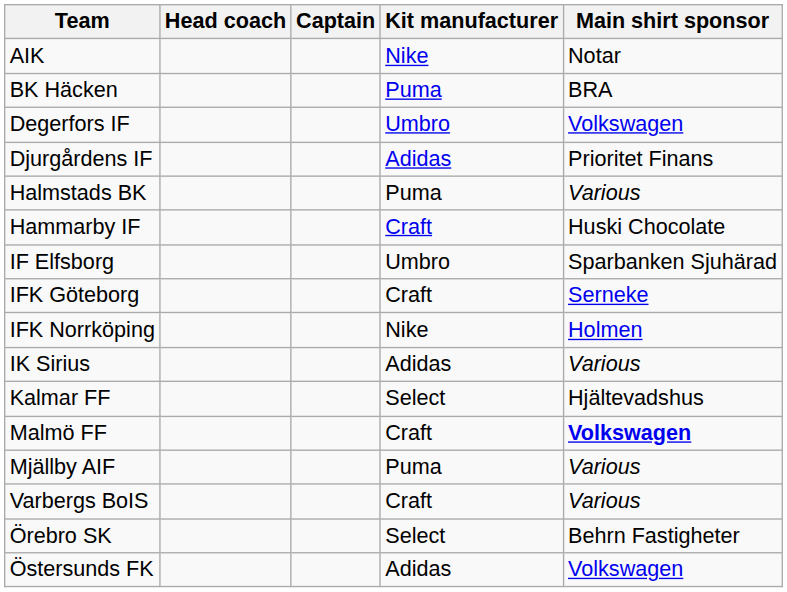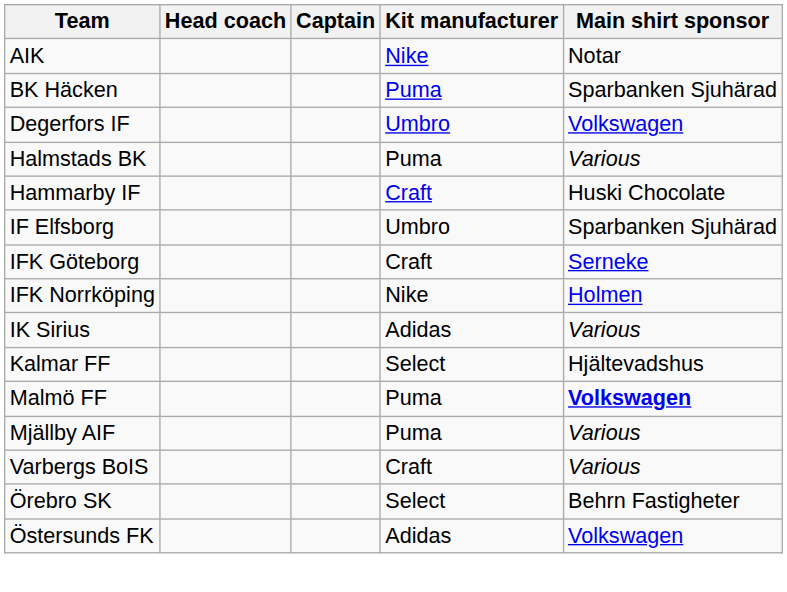(590, 90) BRA -> (673, 90) Sparbanken Sjuhärad
- row: (81, 158)
(409, 432) Craft -> (413, 398) Puma
